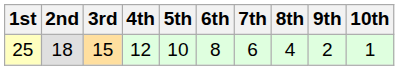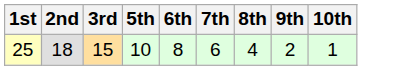- column: (141, 19)
